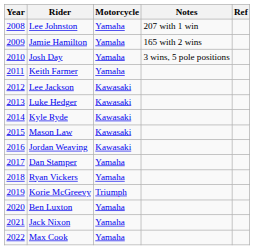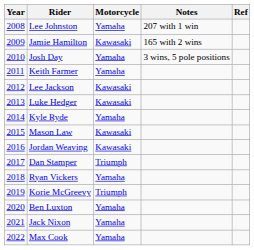(110, 41) Yamaha -> (113, 41) Kawasaki
(113, 116) Kawasaki -> (110, 116) Yamaha
(110, 161) Yamaha -> (111, 161) Triumph
